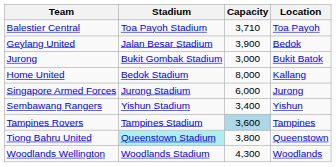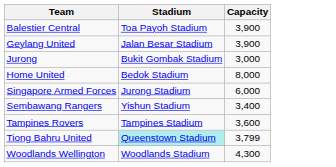- column: (301, 12)
(248, 28) 3,710 -> (248, 28) 3,900
(248, 122) lightblue background -> (248, 122) no background
(248, 138) 3,800 -> (248, 138) 3,799
